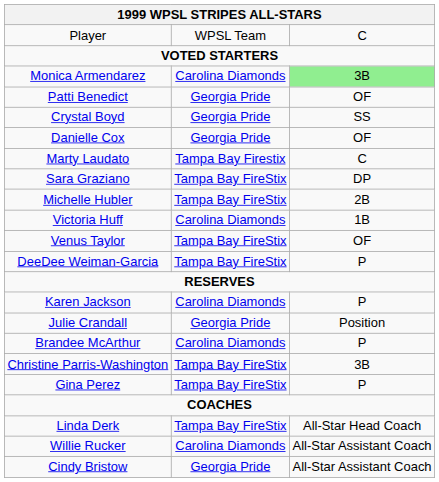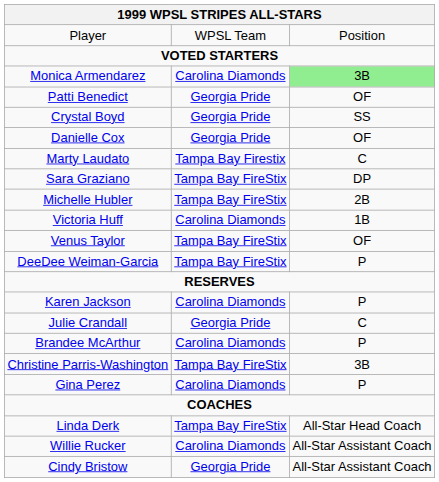(362, 35) C -> (362, 35) Position
(362, 323) Position -> (362, 323) C
(230, 384) Tampa Bay FireStix -> (230, 384) Carolina Diamonds
